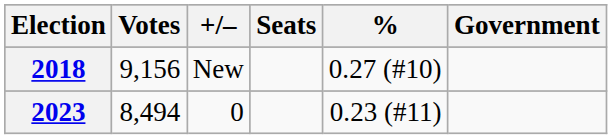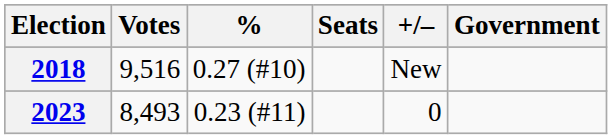columns swapped: (385, 25) <-> (218, 25)
(150, 68) 9,156 -> (150, 68) 9,516
(150, 111) 8,494 -> (150, 111) 8,493
